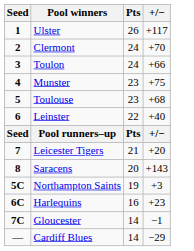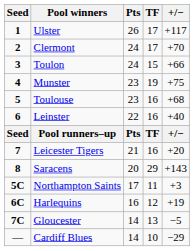+ column: (152, 13)
(133, 185) 19 -> (133, 185) 17
(157, 202) +23 -> (176, 202) +19
(157, 220) −1 -> (176, 220) −5
